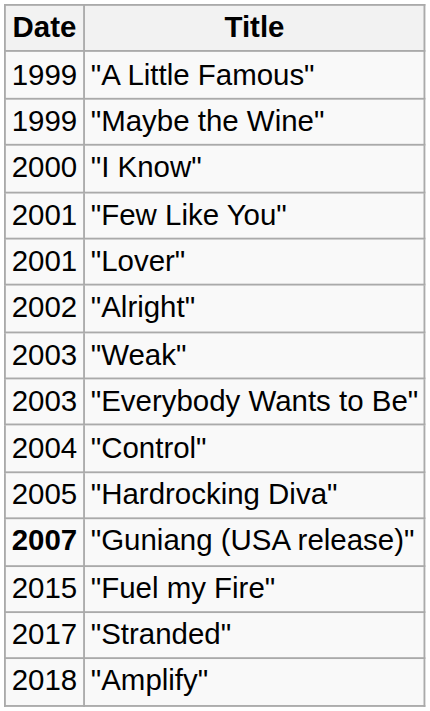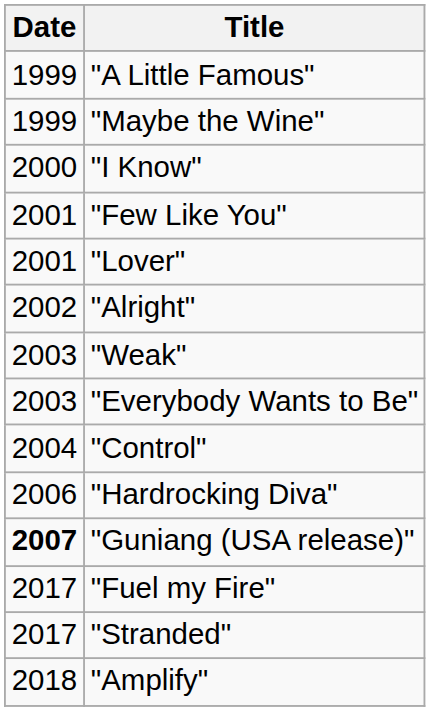(44, 494) 2005 -> (44, 494) 2006
(44, 588) 2015 -> (44, 588) 2017
